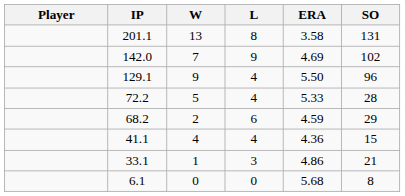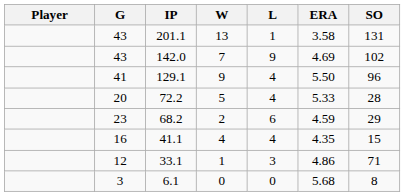+ column: (120, 14)
(254, 35) 8 -> (273, 35) 1
(312, 139) 4.36 -> (323, 139) 4.35
(370, 160) 21 -> (374, 160) 71
